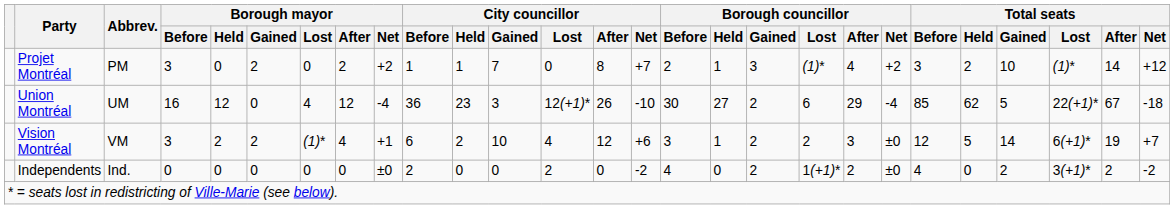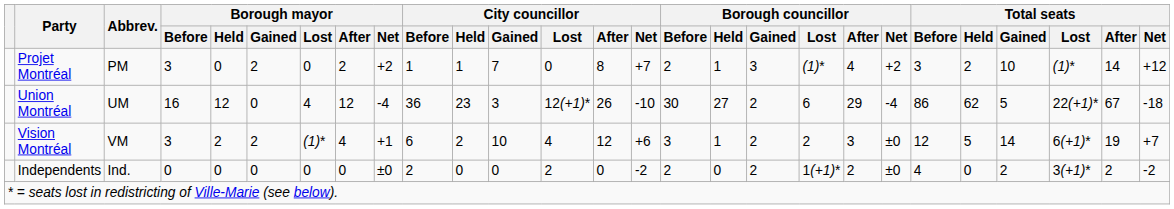(921, 104) 85 -> (921, 104) 86
(667, 170) 4 -> (667, 170) 2
